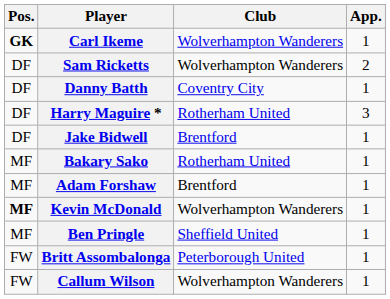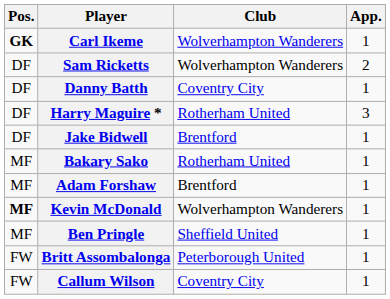(260, 281) Wolverhampton Wanderers -> (221, 281) Coventry City
